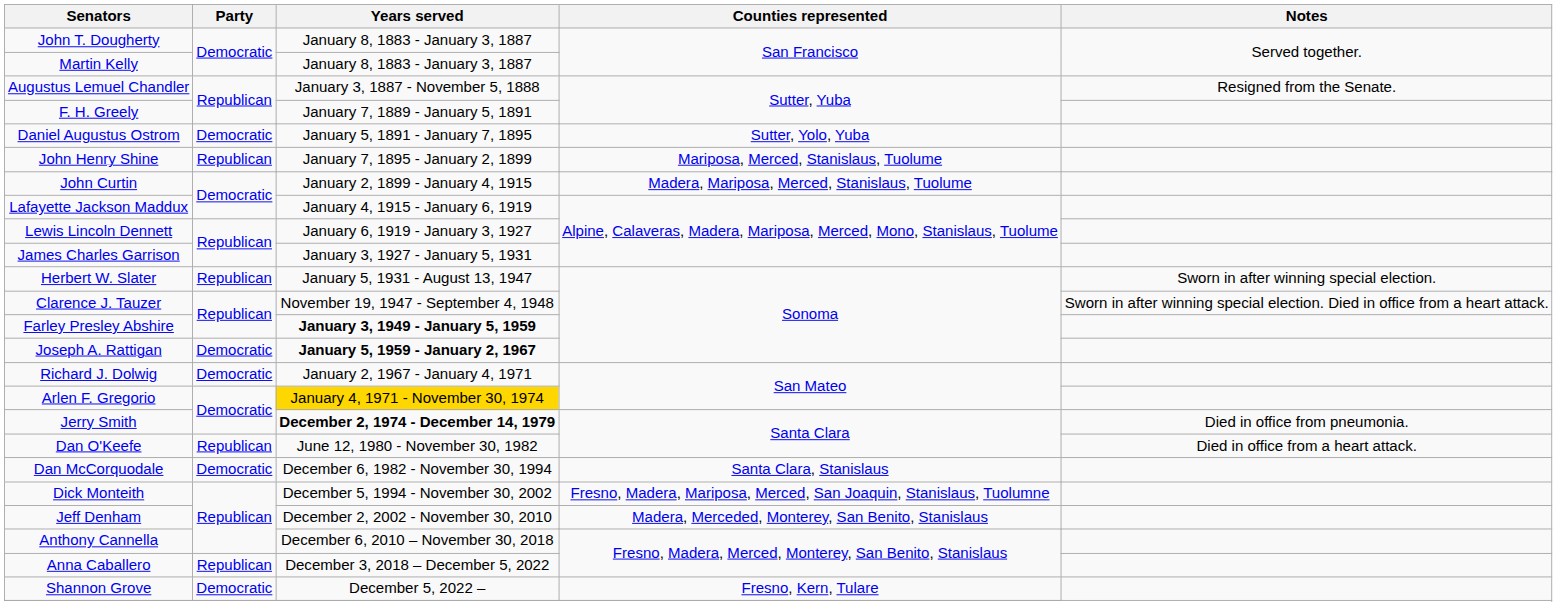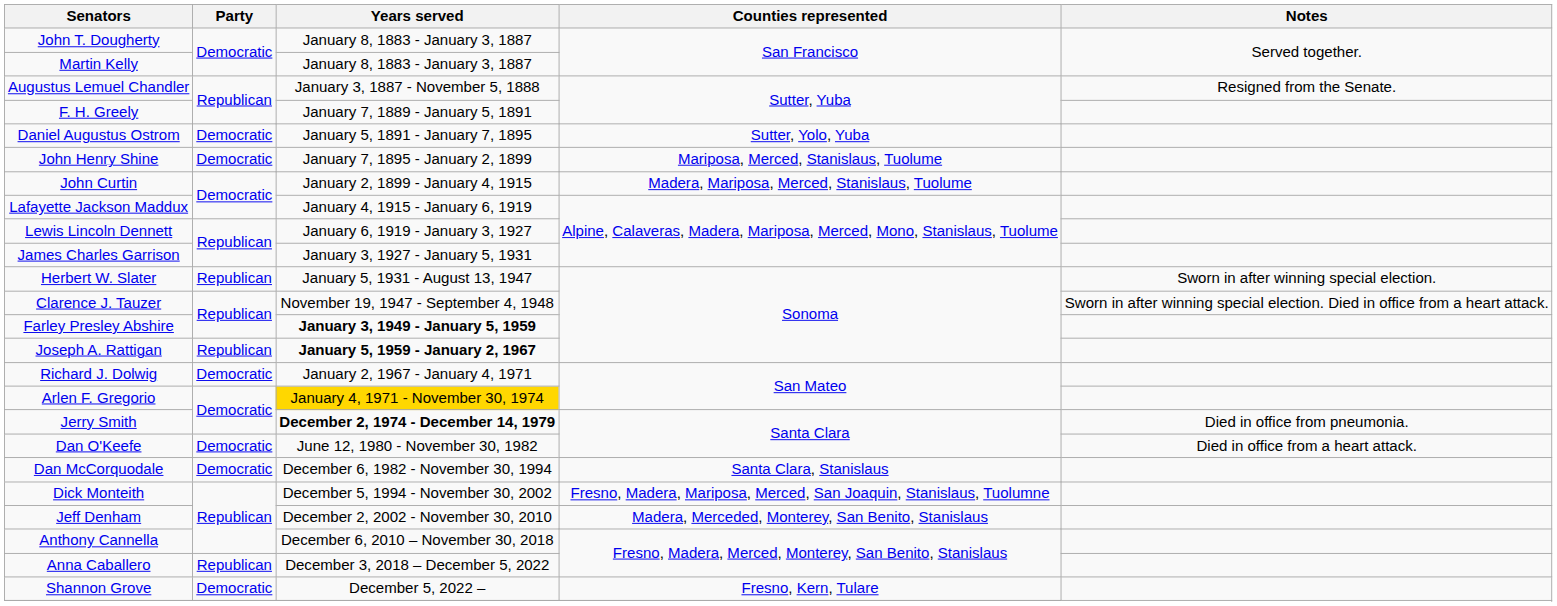(234, 159) Republican -> (234, 159) Democratic
(234, 350) Democratic -> (234, 350) Republican
(234, 445) Republican -> (234, 445) Democratic
